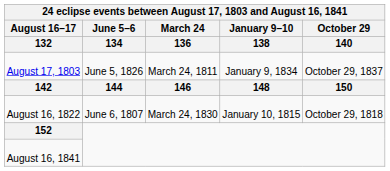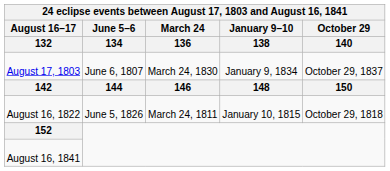(114, 71) June 5, 1826 -> (114, 71) June 6, 1807
(183, 71) March 24, 1811 -> (183, 71) March 24, 1830
(114, 115) June 6, 1807 -> (114, 115) June 5, 1826
(183, 115) March 24, 1830 -> (183, 115) March 24, 1811
